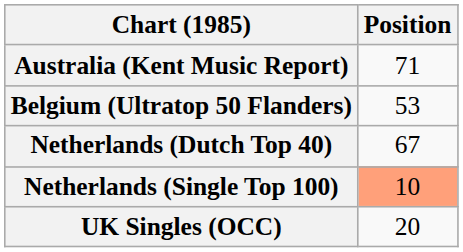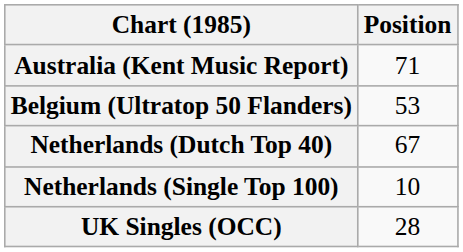(408, 186) lightsalmon background -> (408, 186) no background
(408, 226) 20 -> (408, 226) 28
